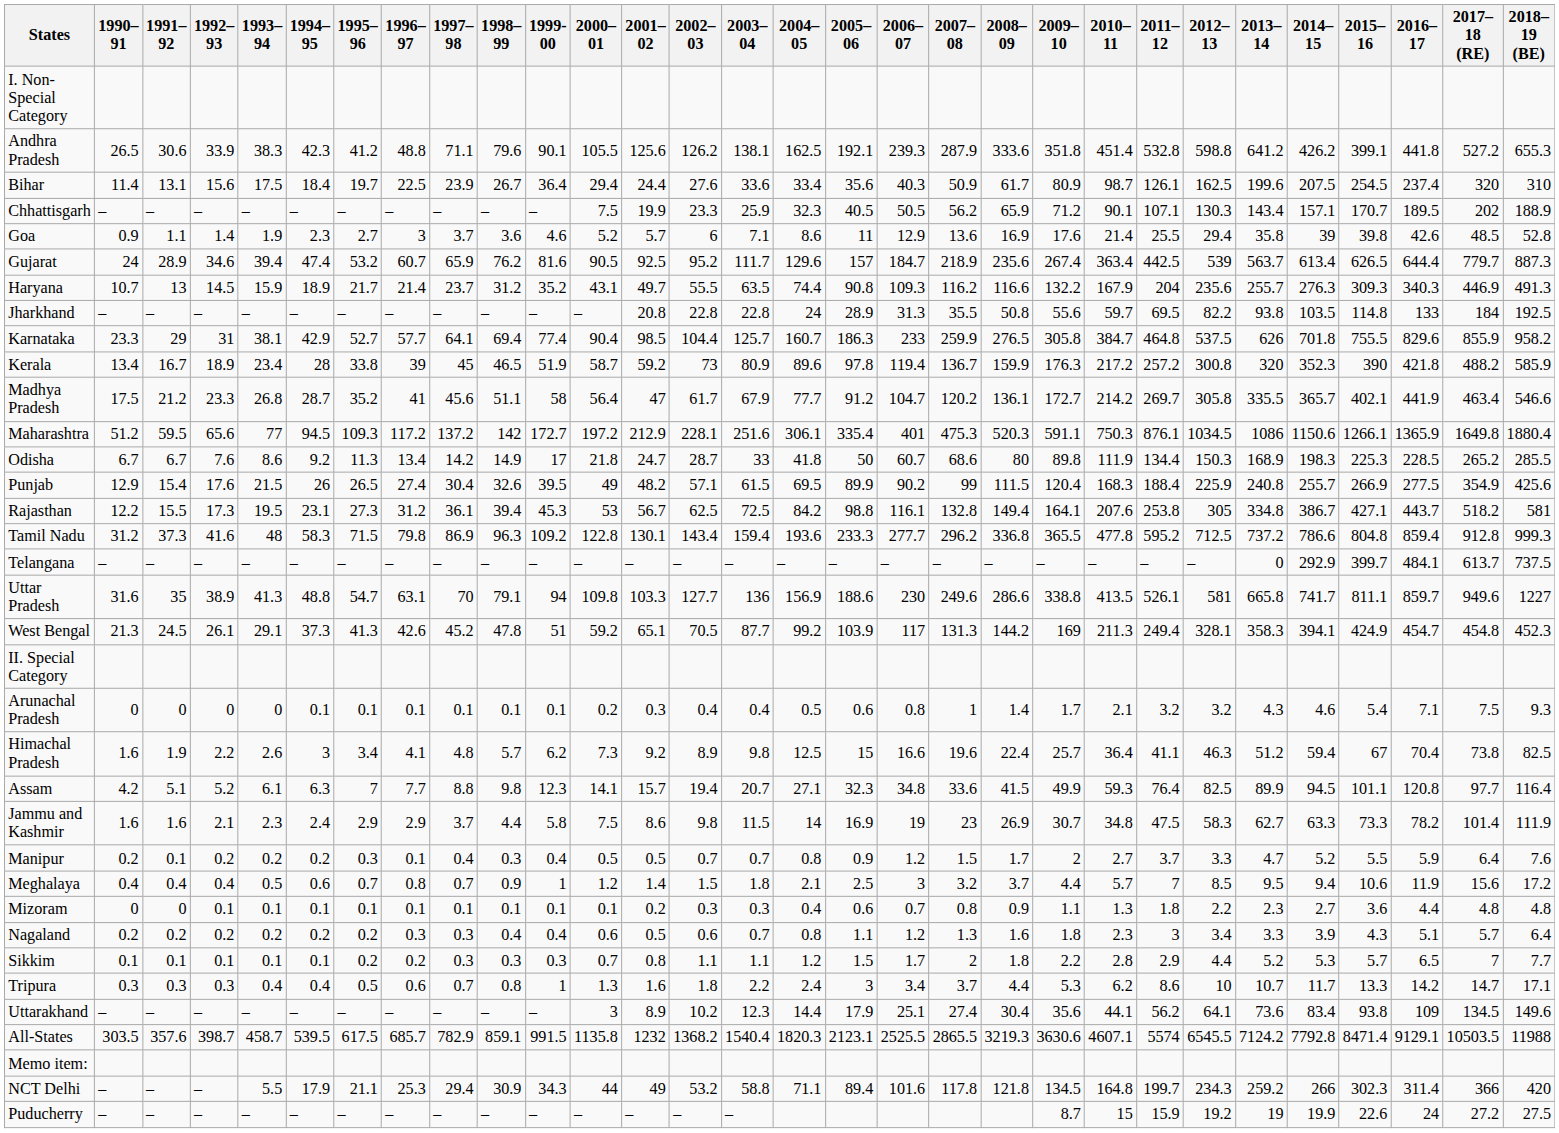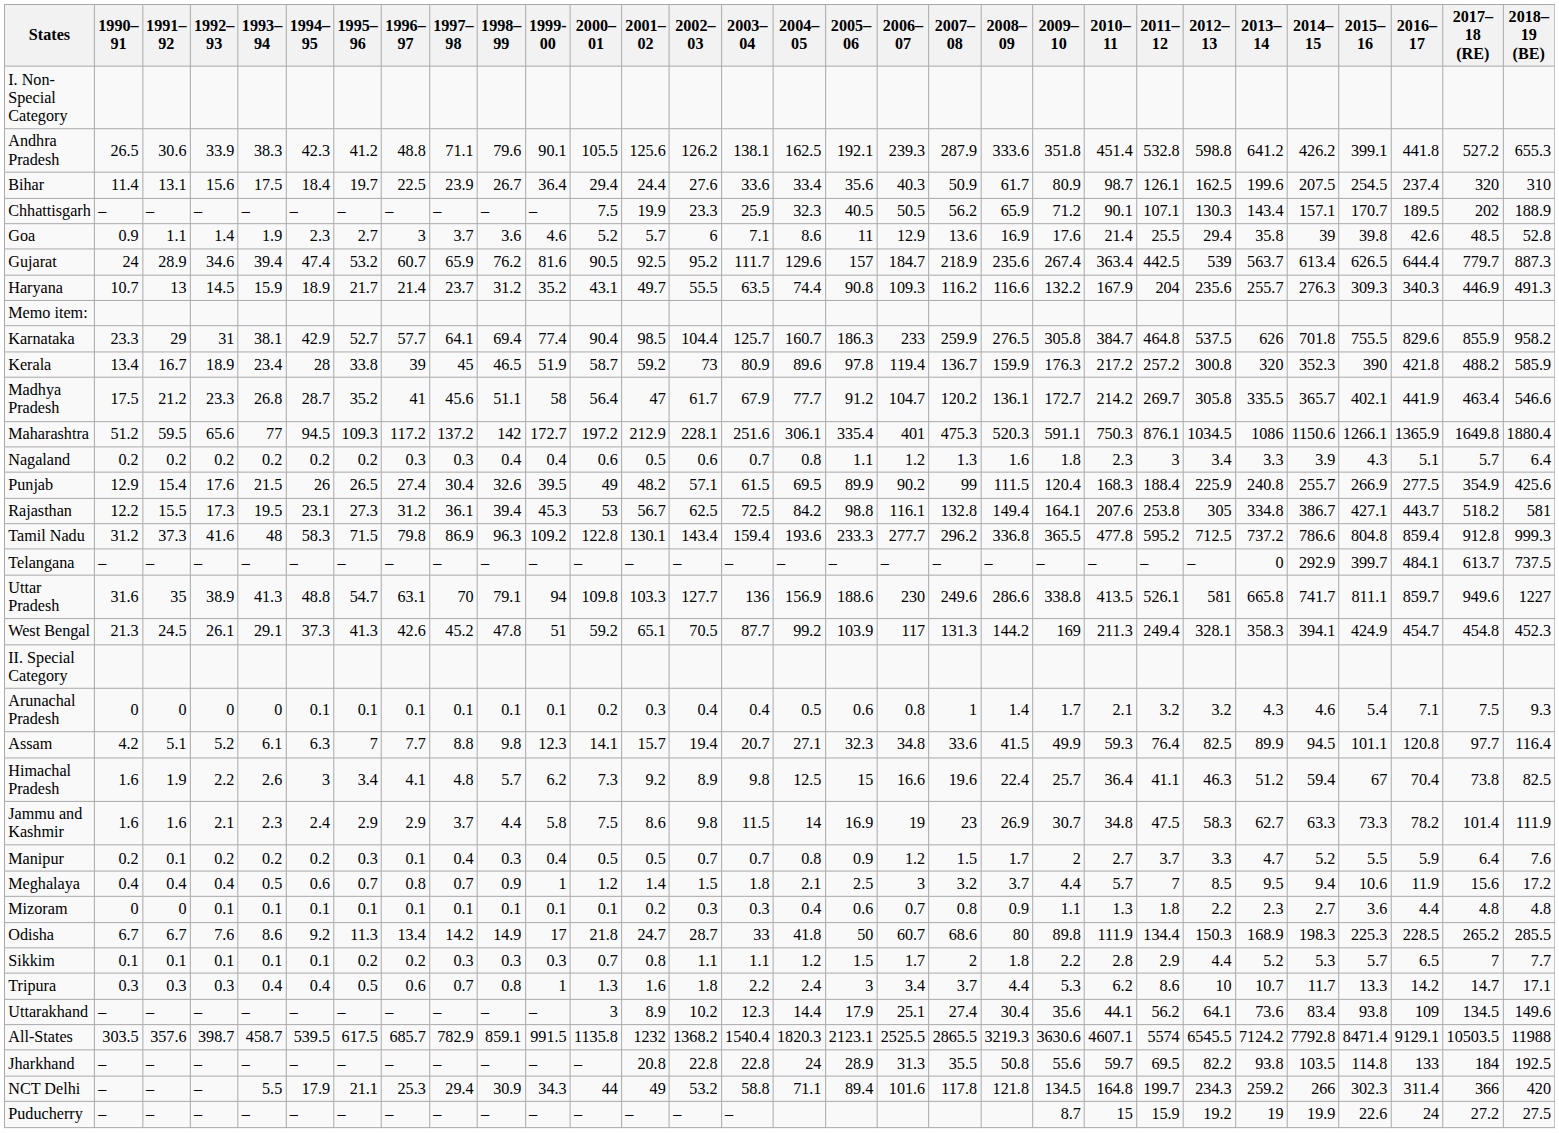rows swapped: (41, 313) <-> (48, 1063)
rows swapped: (31, 459) <-> (39, 934)
rows swapped: (30, 788) <-> (40, 753)
